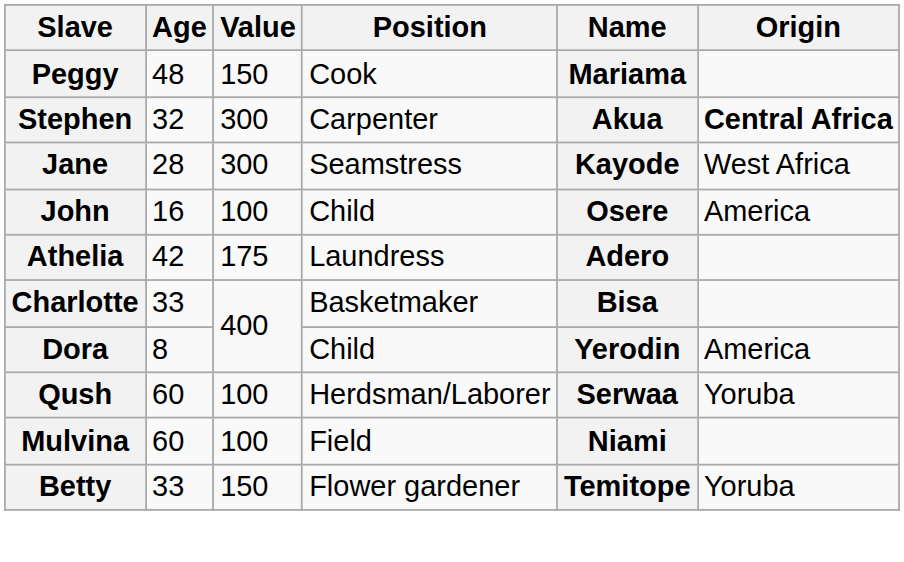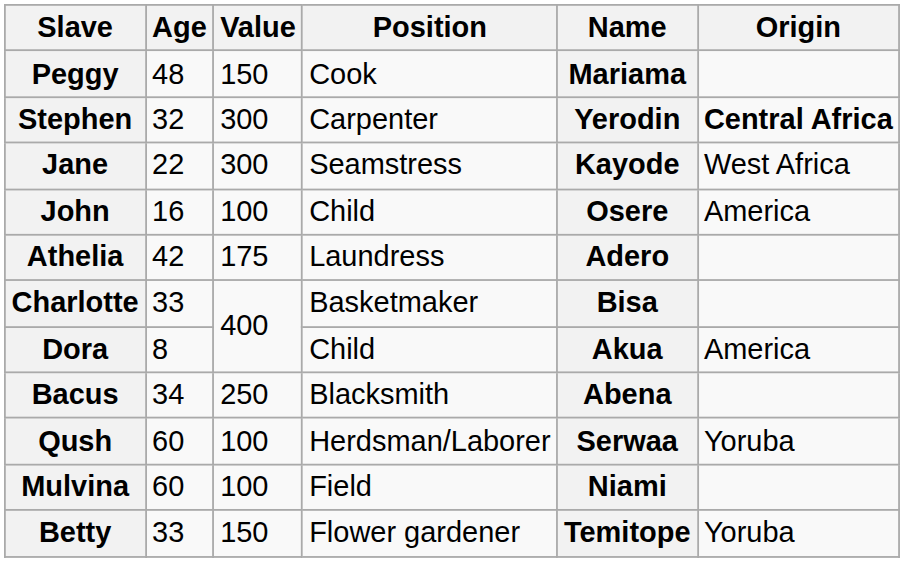(627, 119) Akua -> (627, 119) Yerodin
(168, 165) 28 -> (168, 165) 22
(627, 348) Yerodin -> (627, 348) Akua
+ row: (75, 394)
